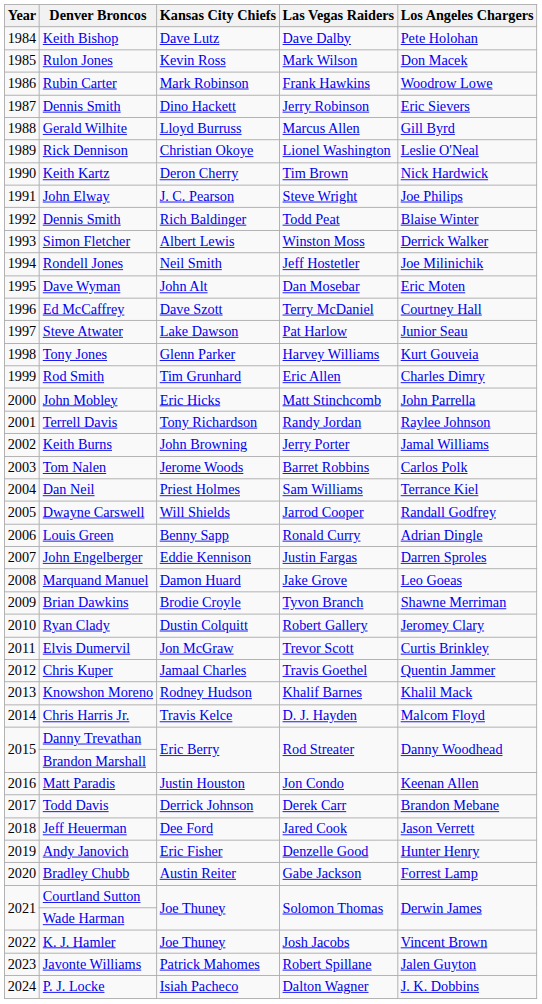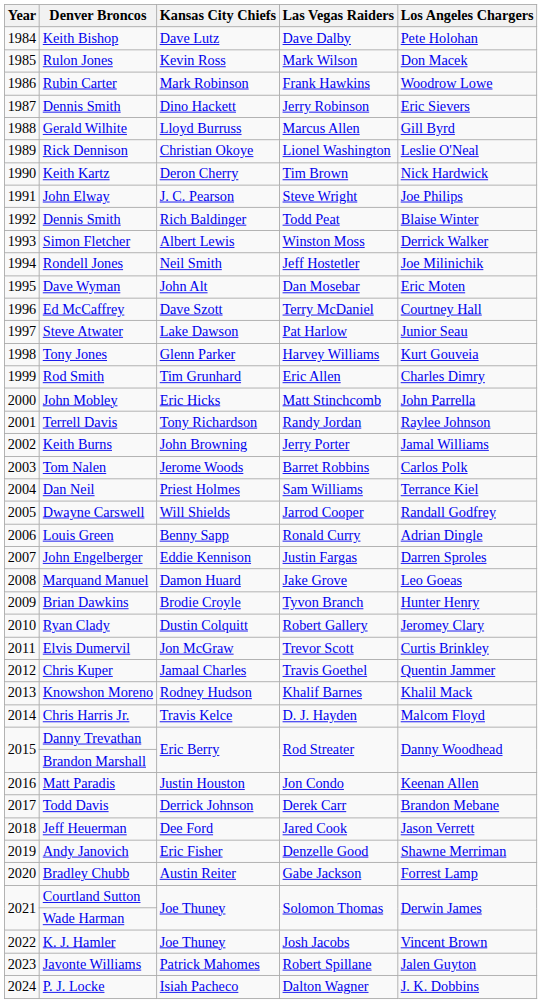(453, 602) Shawne Merriman -> (440, 602) Hunter Henry
(440, 851) Hunter Henry -> (453, 851) Shawne Merriman
